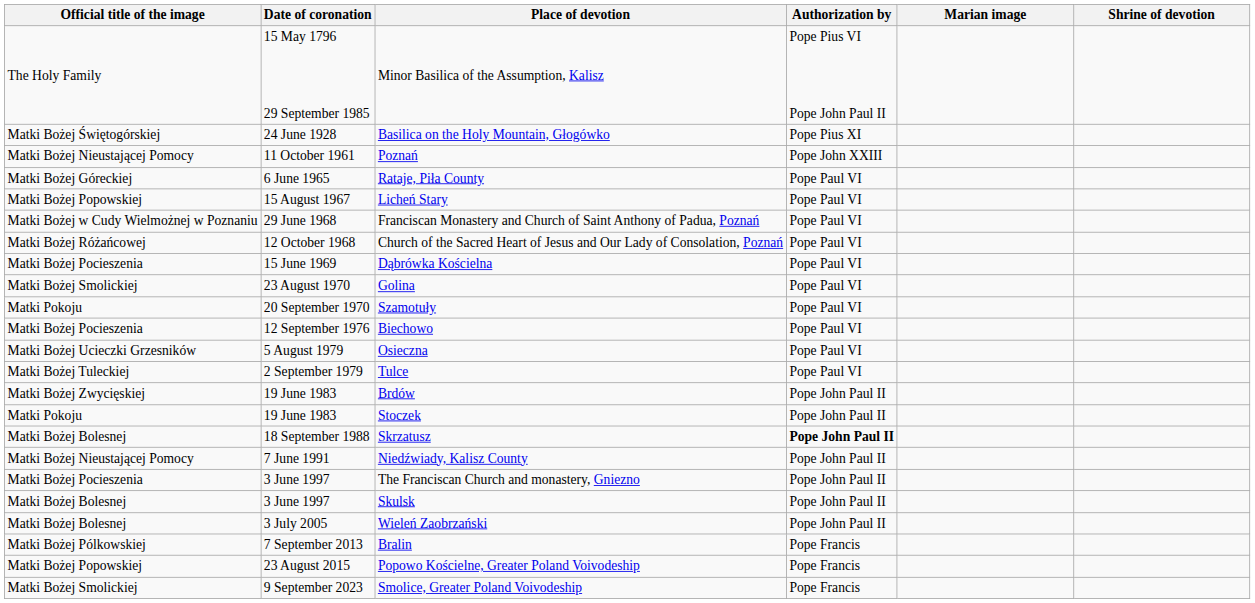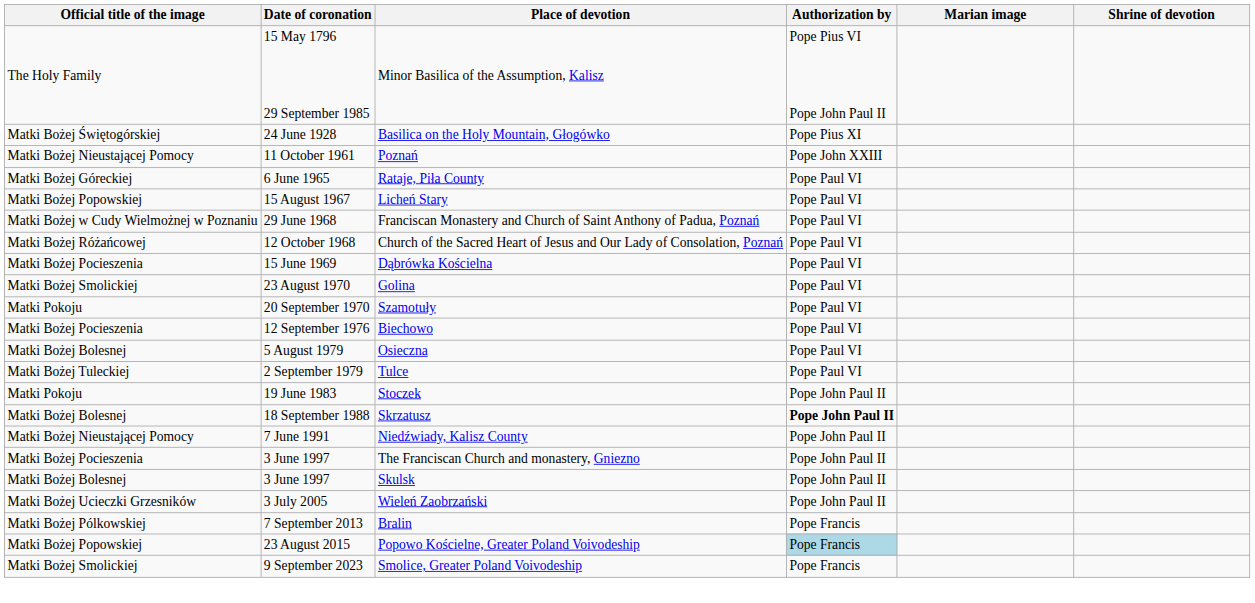(102, 350) Matki Bożej Ucieczki Grzesników -> (67, 350) Matki Bożej Bolesnej
- row: (396, 393)
(67, 523) Matki Bożej Bolesnej -> (102, 501) Matki Bożej Ucieczki Grzesników
(825, 566) no background -> (825, 544) lightblue background
